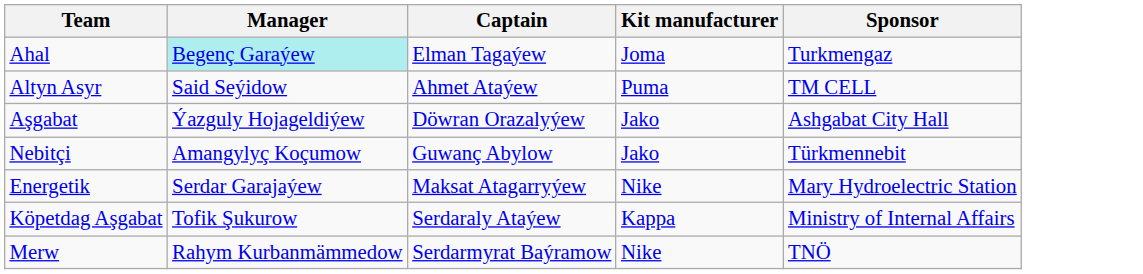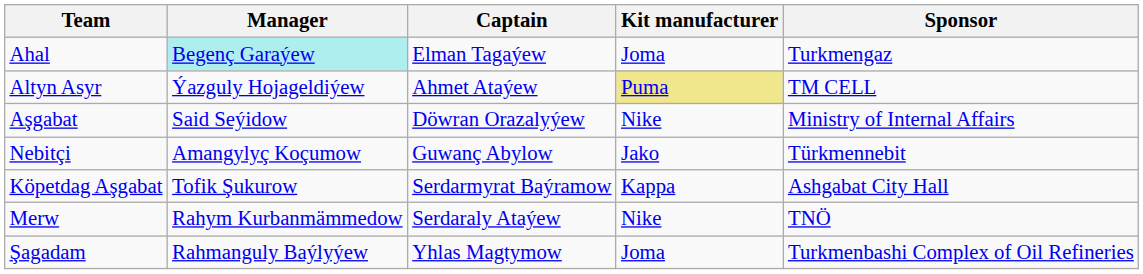(230, 86) Said Seýidow -> (268, 86) Ýazguly Hojageldiýew
(645, 86) no background -> (645, 86) khaki background
(268, 119) Ýazguly Hojageldiýew -> (230, 119) Said Seýidow
(640, 119) Jako -> (641, 119) Nike
(868, 119) Ashgabat City Hall -> (901, 119) Ministry of Internal Affairs
- row: (50, 185)
(486, 218) Serdaraly Ataýew -> (512, 185) Serdarmyrat Baýramow
(901, 218) Ministry of Internal Affairs -> (868, 185) Ashgabat City Hall
(512, 251) Serdarmyrat Baýramow -> (486, 218) Serdaraly Ataýew
+ row: (48, 251)
